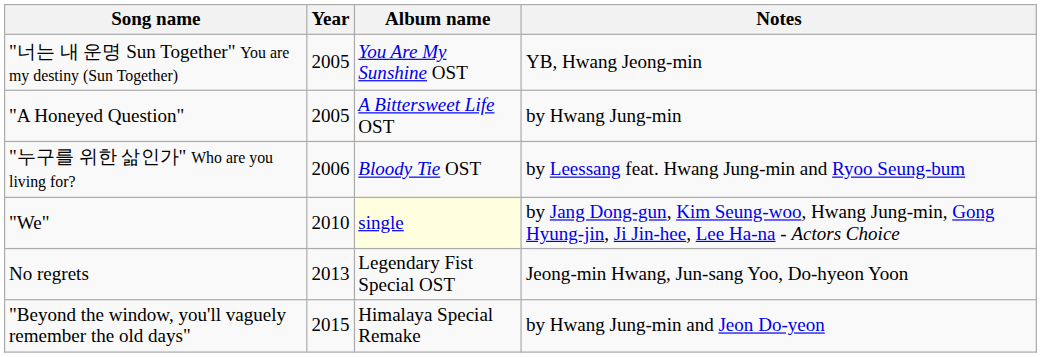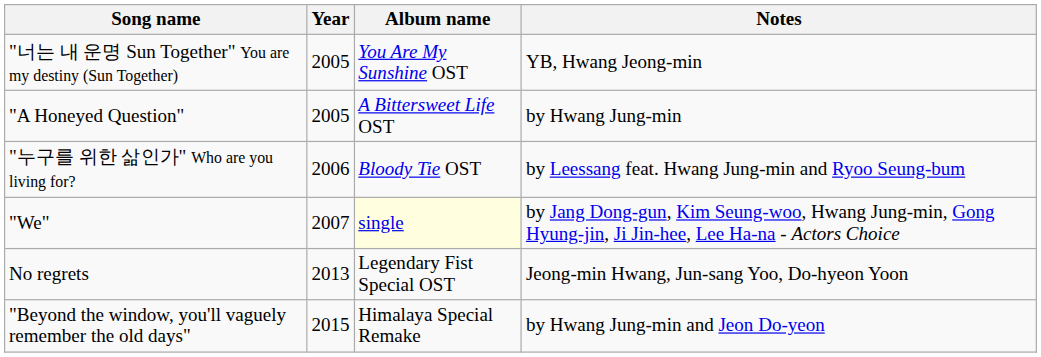(331, 222) 2010 -> (331, 222) 2007
